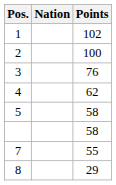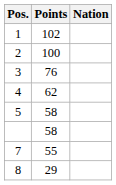columns swapped: (52, 14) <-> (92, 14)
